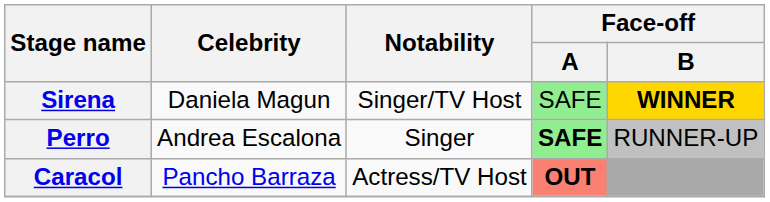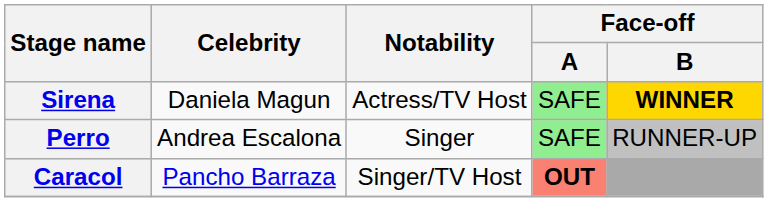(439, 100) Singer/TV Host -> (439, 100) Actress/TV Host
(570, 138) bold -> (569, 138) normal
(439, 176) Actress/TV Host -> (439, 176) Singer/TV Host
